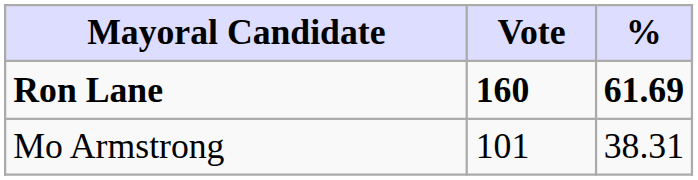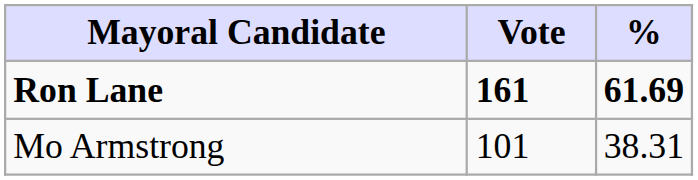(503, 89) 160 -> (503, 89) 161
